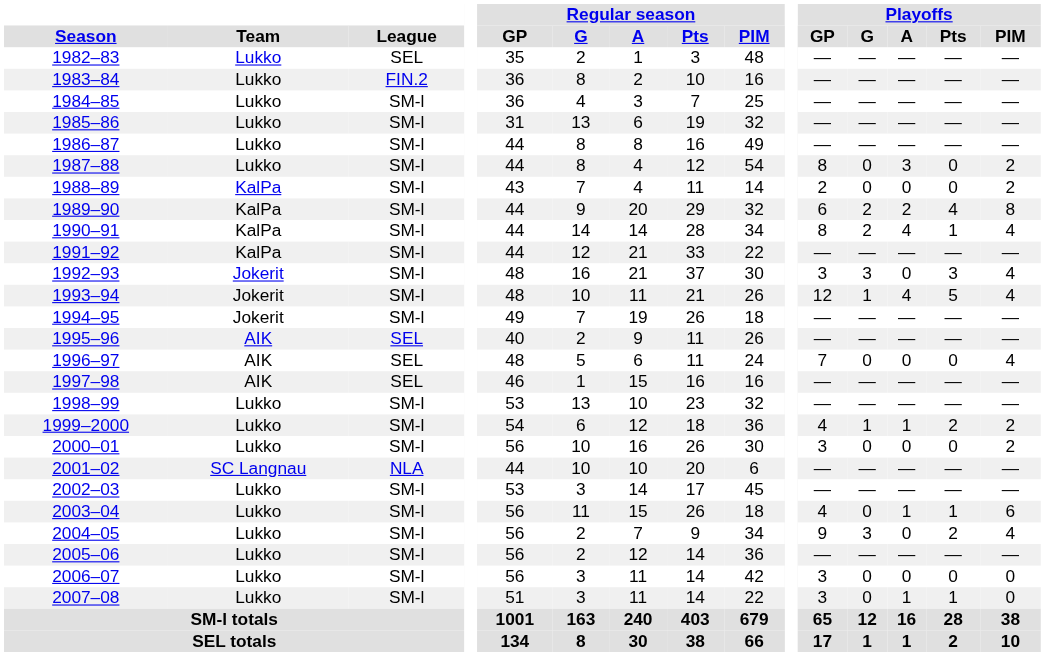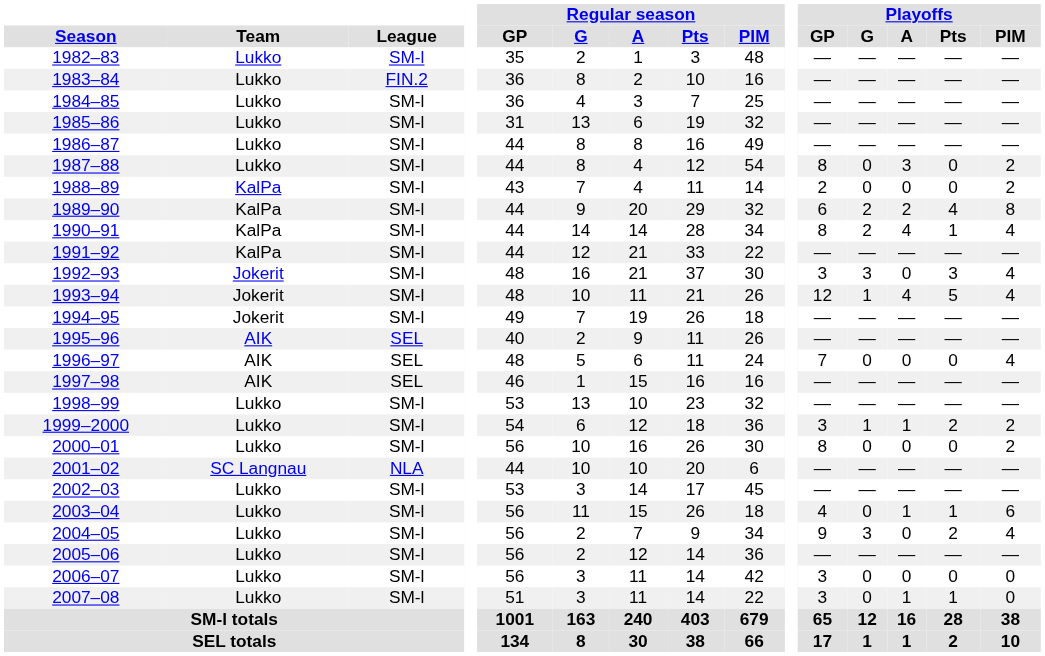(407, 57) SEL -> (407, 57) SM-l
(822, 425) 4 -> (822, 425) 3
(822, 446) 3 -> (822, 446) 8
